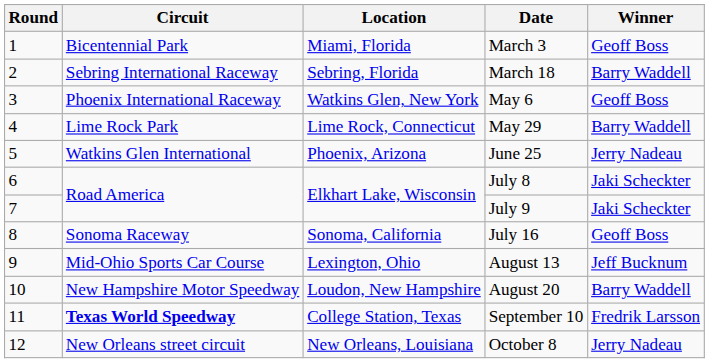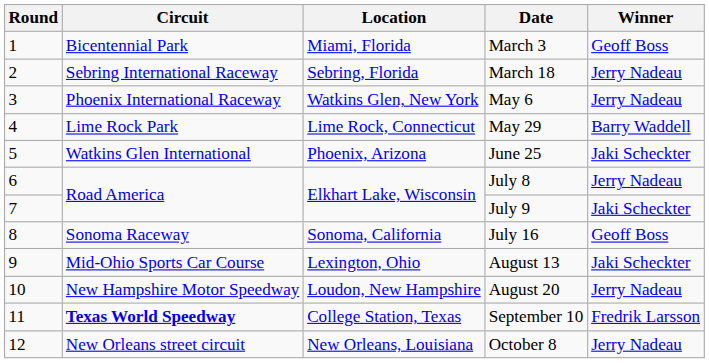(641, 72) Barry Waddell -> (637, 72) Jerry Nadeau
(630, 99) Geoff Boss -> (637, 99) Jerry Nadeau
(637, 153) Jerry Nadeau -> (641, 153) Jaki Scheckter
(641, 180) Jaki Scheckter -> (637, 180) Jerry Nadeau
(639, 262) Jeff Bucknum -> (641, 262) Jaki Scheckter
(641, 289) Barry Waddell -> (637, 289) Jerry Nadeau
